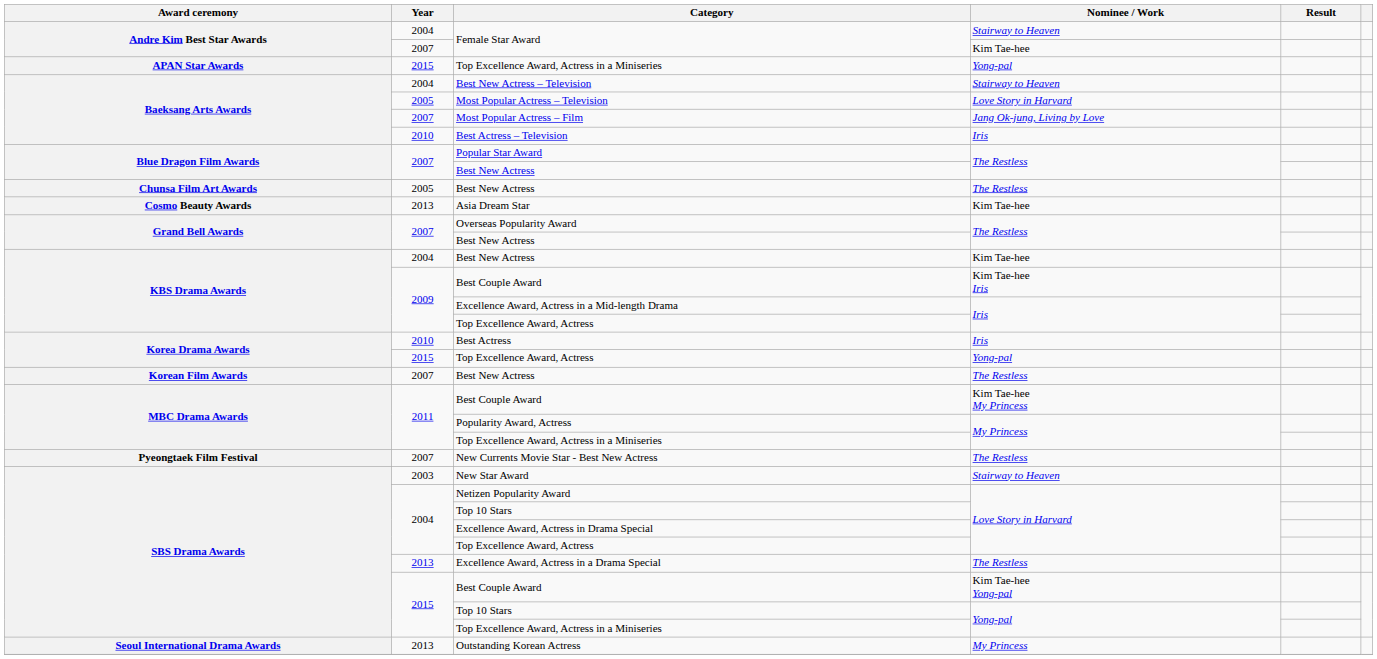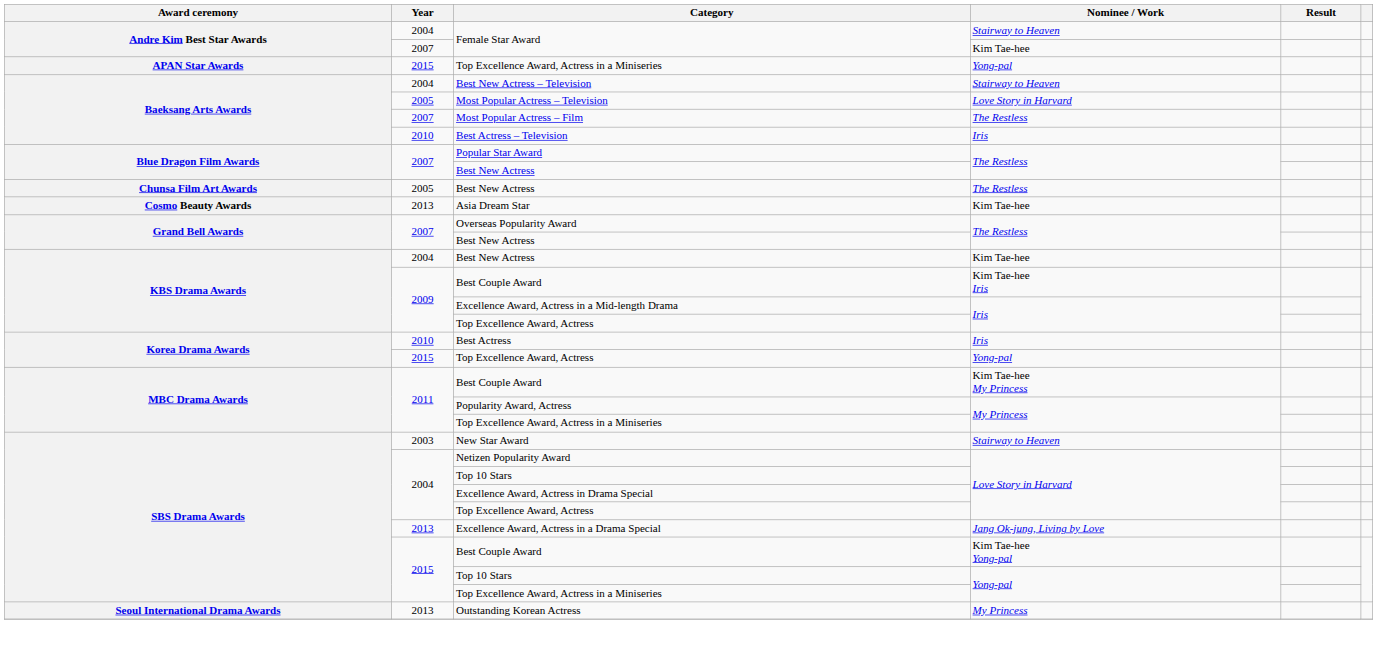(1038, 118) Jang Ok-jung, Living by Love -> (1000, 118) The Restless
- row: (198, 375)
- row: (198, 458)
(1000, 563) The Restless -> (1038, 528) Jang Ok-jung, Living by Love
